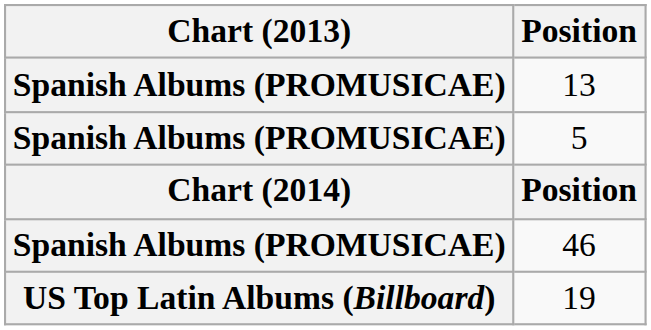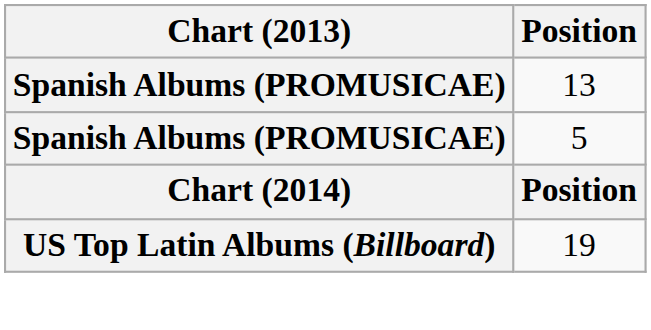- row: (579, 244)
